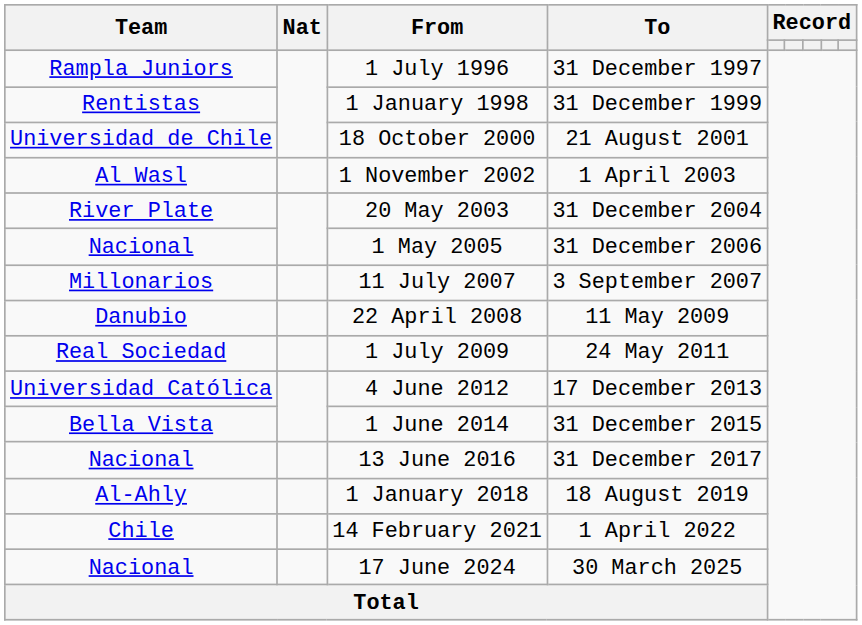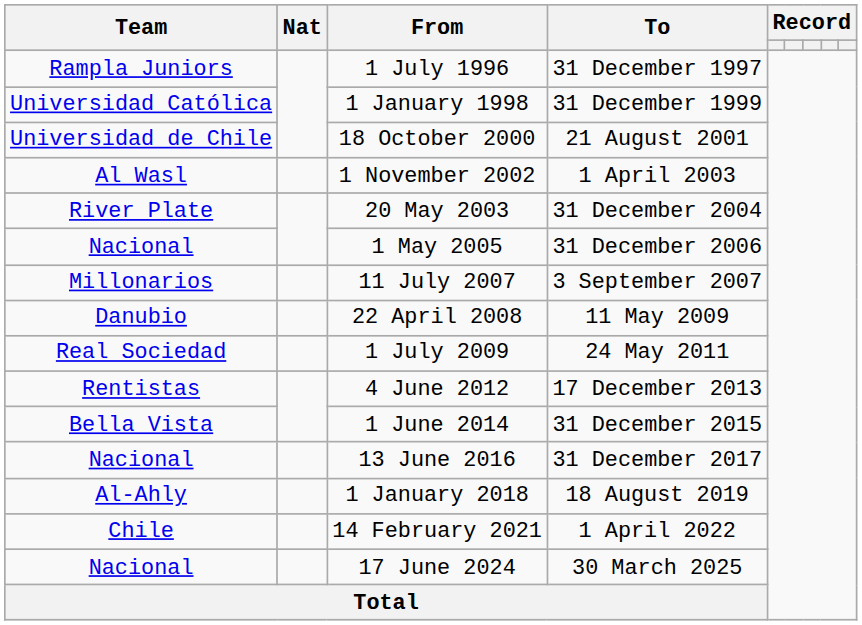(141, 104) Rentistas -> (141, 104) Universidad Católica
(141, 389) Universidad Católica -> (141, 389) Rentistas
